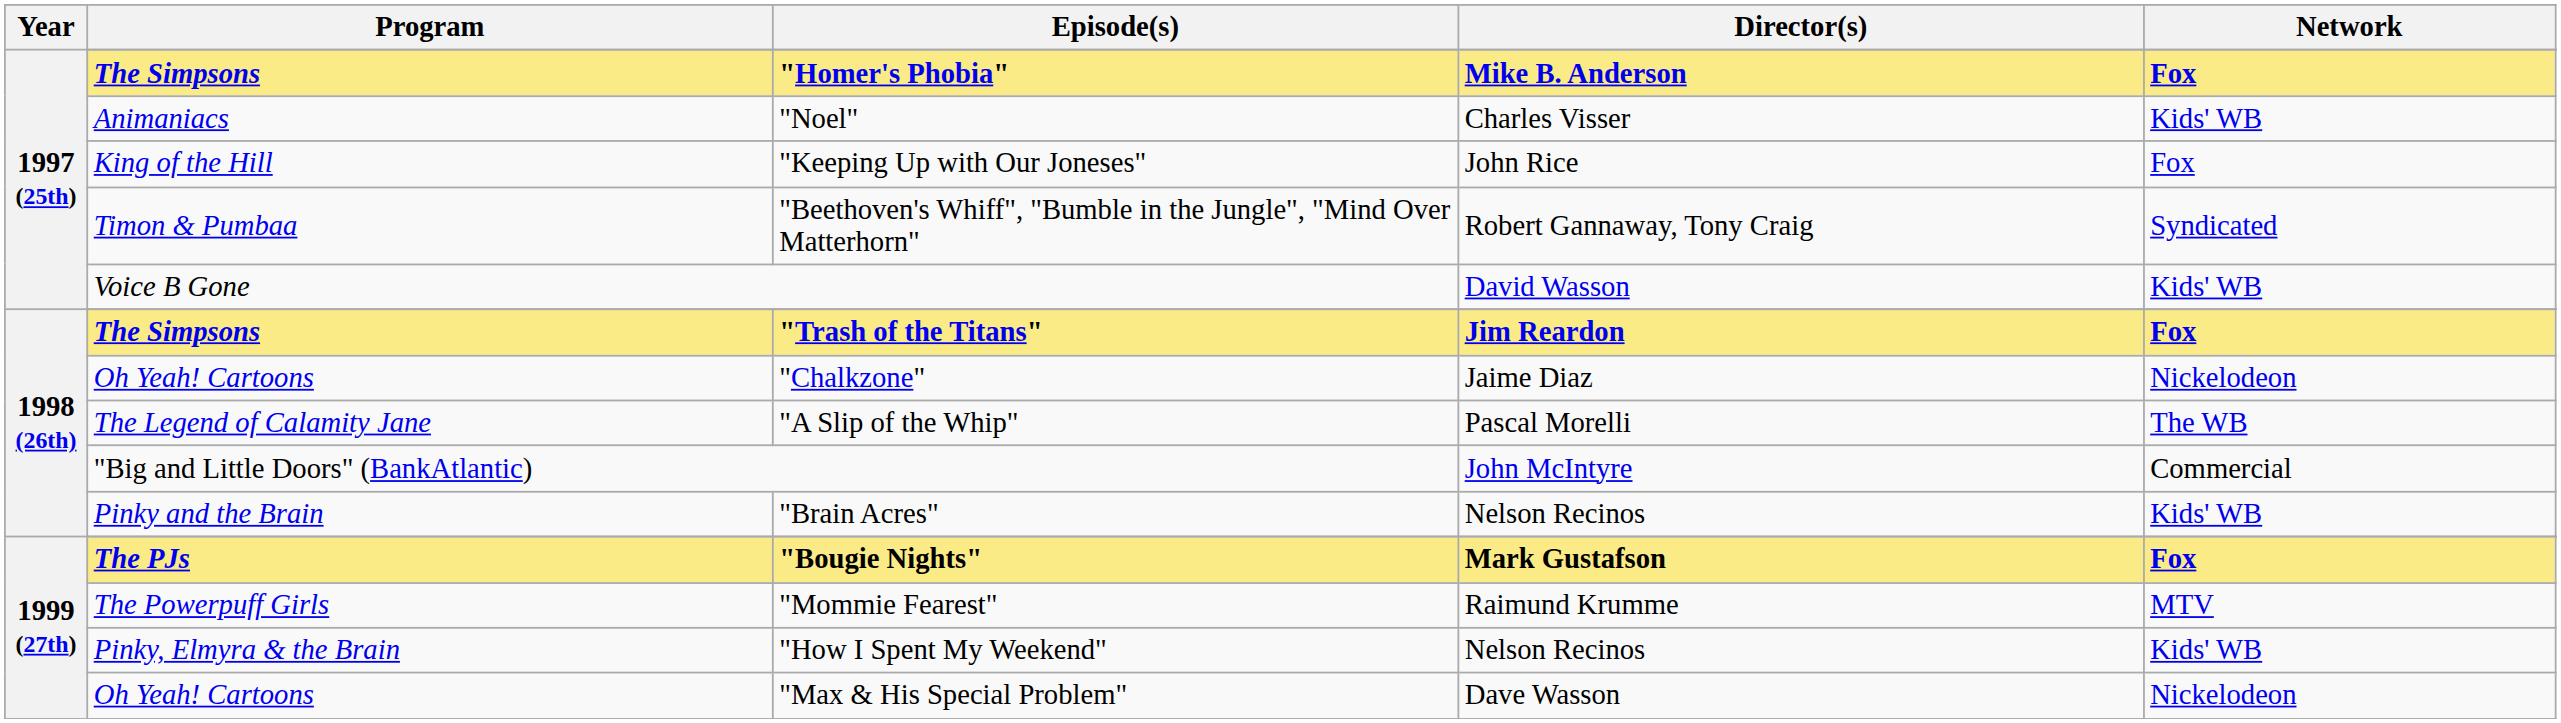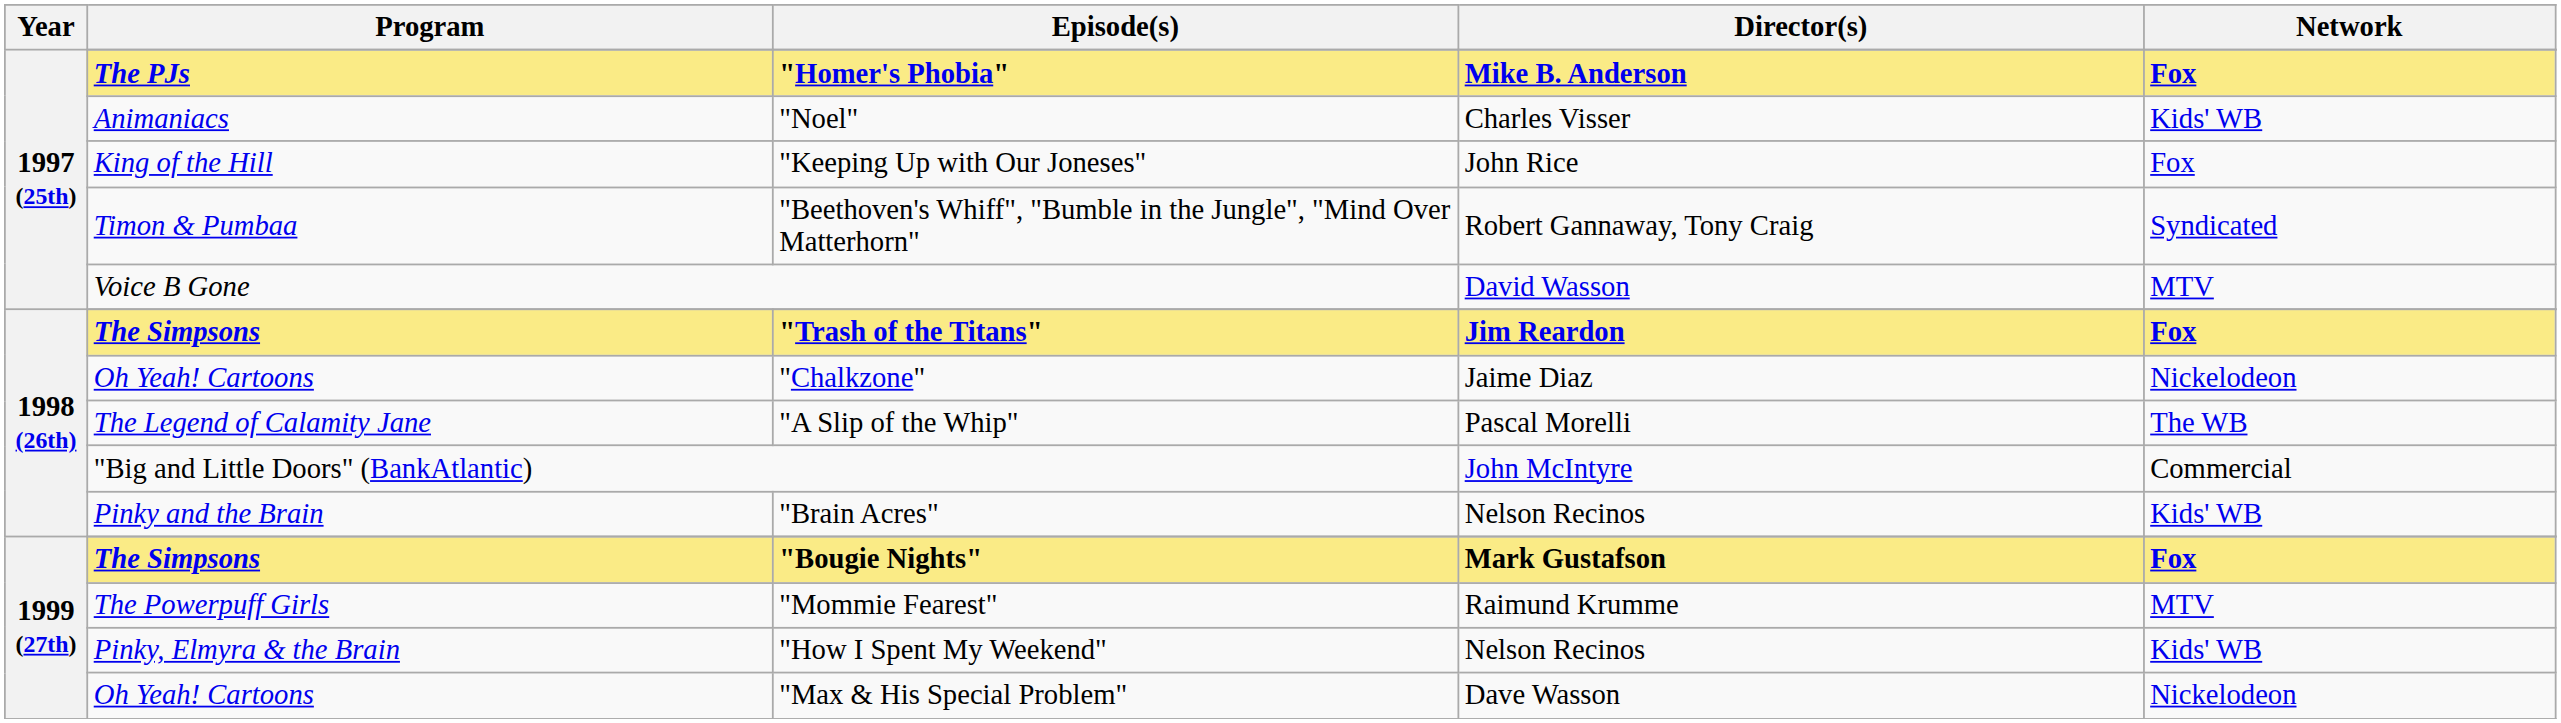(177, 72) The Simpsons -> (142, 72) The PJs
(2206, 286) Kids' WB -> (2182, 286) MTV
(142, 559) The PJs -> (177, 559) The Simpsons
